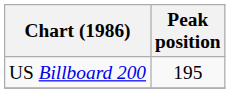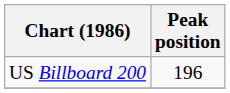(188, 72) 195 -> (188, 72) 196
